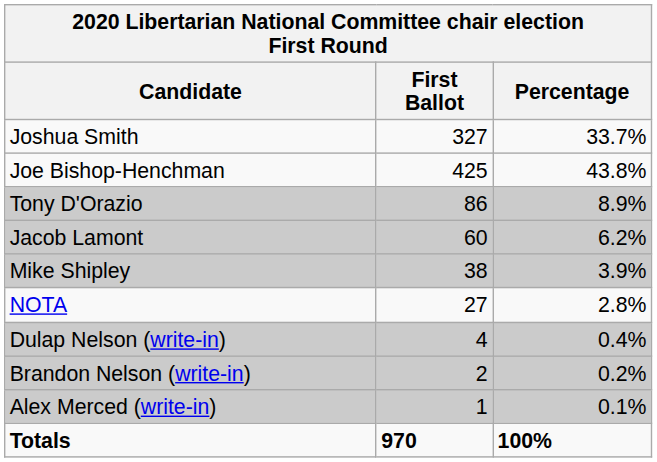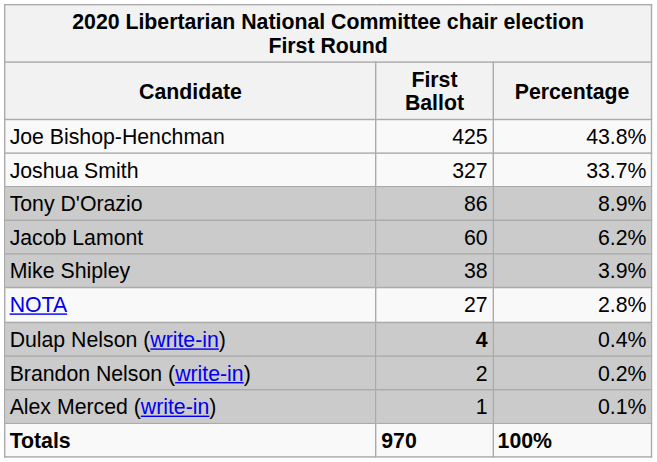rows swapped: (117, 170) <-> (74, 137)
(482, 339) normal -> (482, 339) bold
